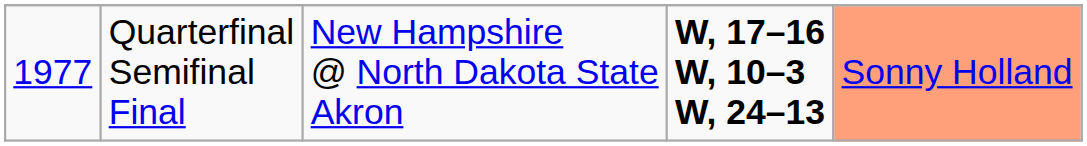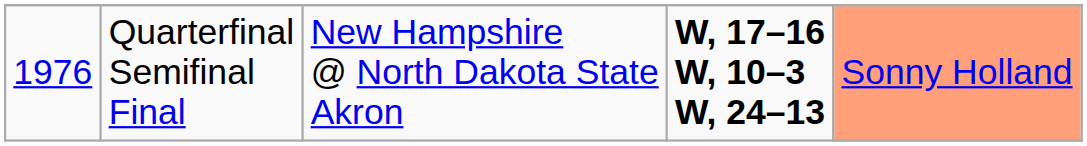(53, 72) 1977 -> (53, 72) 1976
